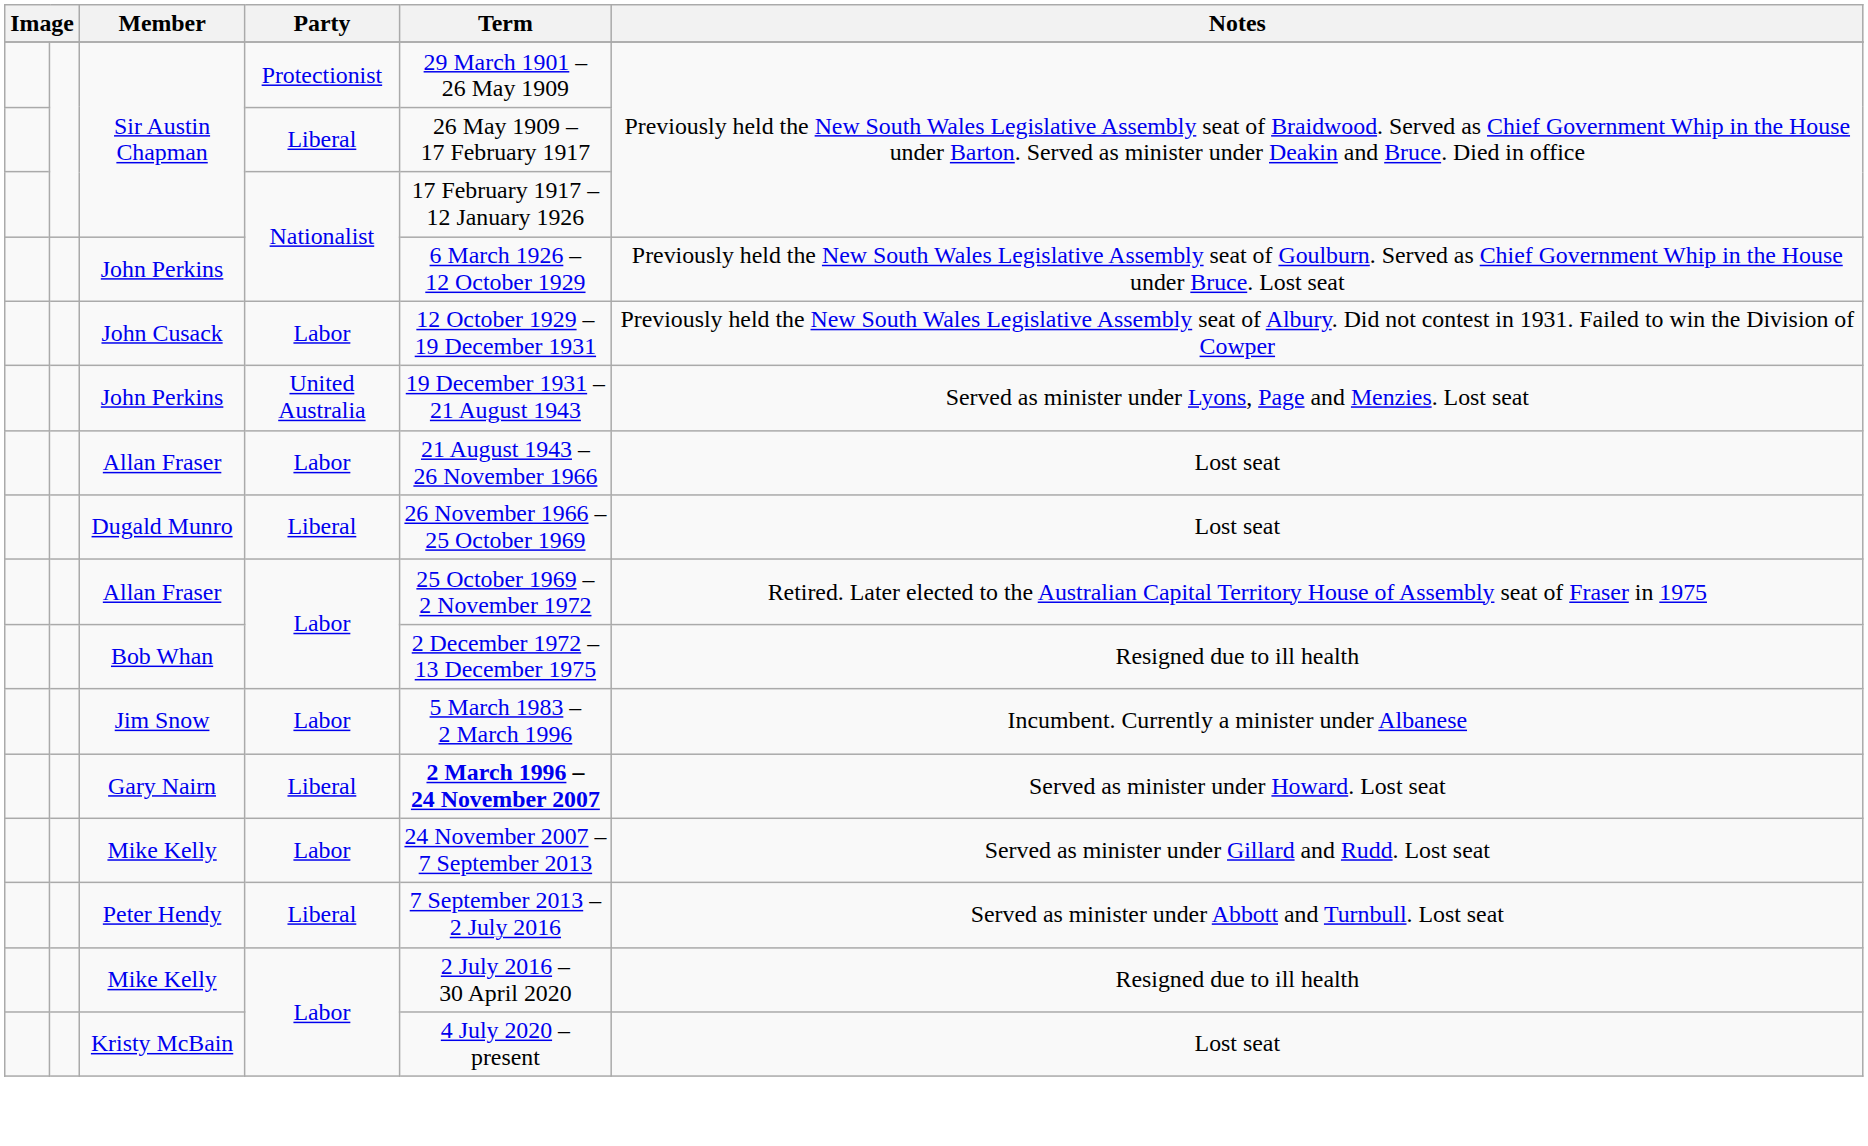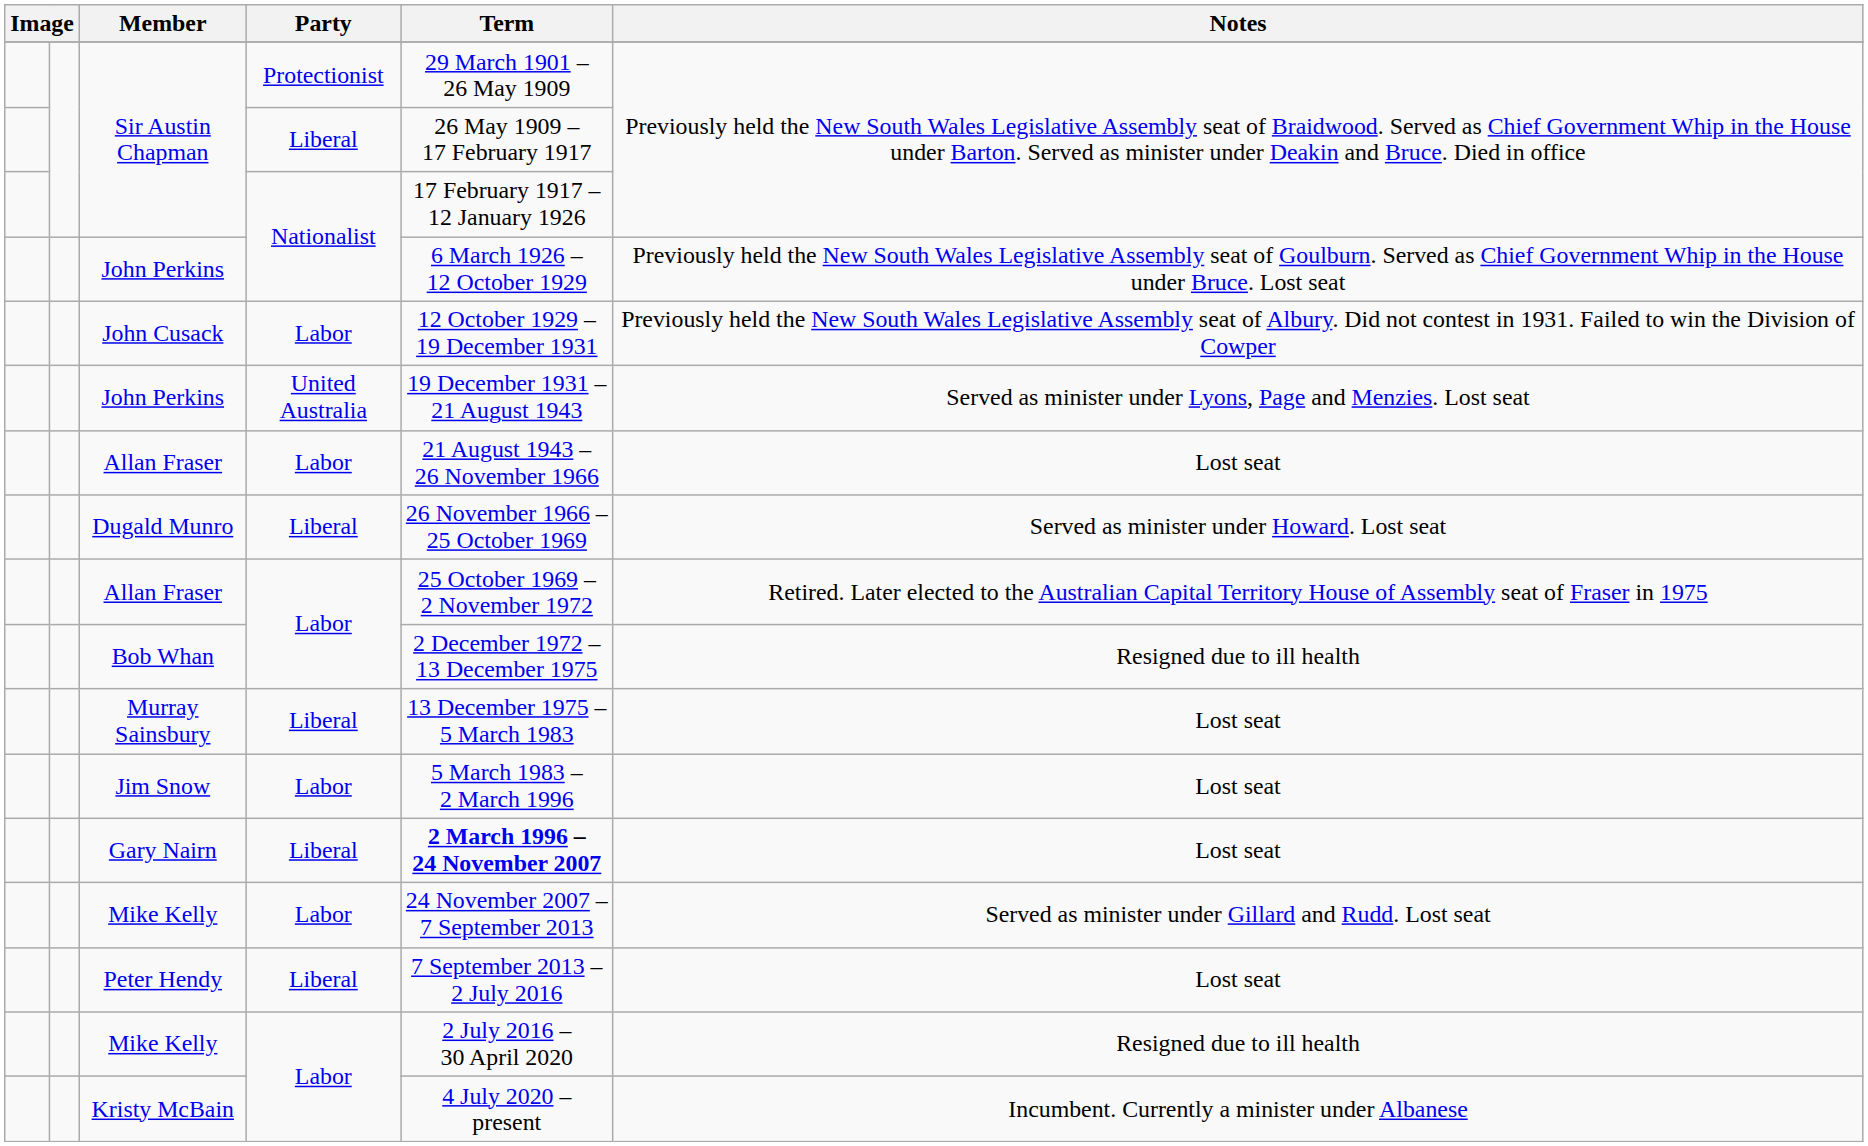(1237, 527) Lost seat -> (1238, 527) Served as minister under Howard. Lost seat
+ row: (163, 720)
(1237, 720) Incumbent. Currently a minister under Albanese -> (1238, 785) Lost seat
(1237, 785) Served as minister under Howard. Lost seat -> (1238, 850) Lost seat
(1237, 914) Served as minister under Abbott and Turnbull. Lost seat -> (1238, 979) Lost seat
(1237, 1044) Lost seat -> (1238, 1108) Incumbent. Currently a minister under Albanese
